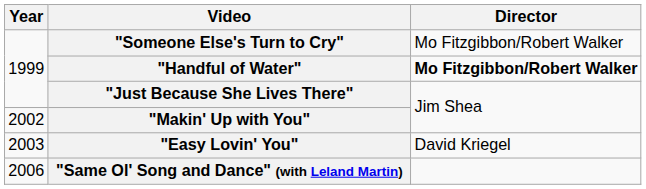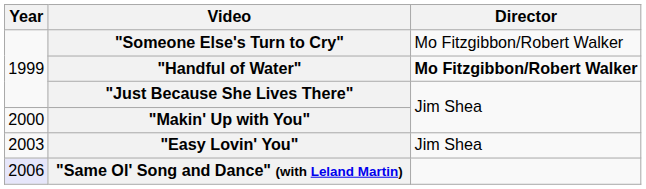(26, 119) 2002 -> (26, 119) 2000
(463, 145) David Kriegel -> (448, 145) Jim Shea
(26, 171) no background -> (26, 171) lavender background
